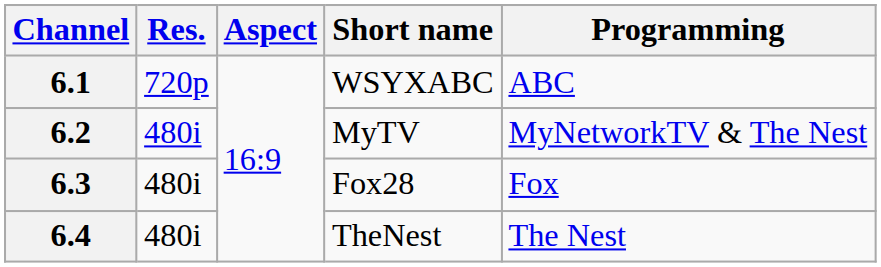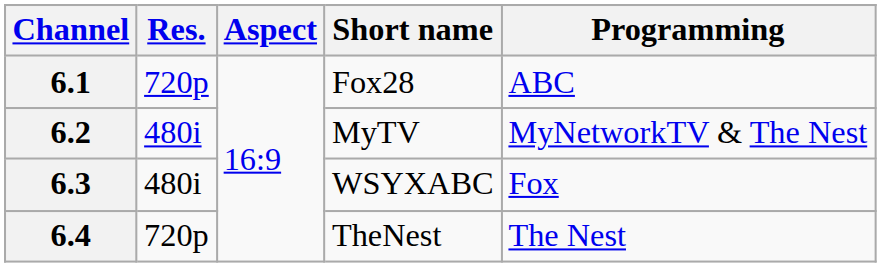(413, 81) WSYXABC -> (373, 81) Fox28
(373, 183) Fox28 -> (413, 183) WSYXABC
(173, 235) 480i -> (176, 235) 720p
